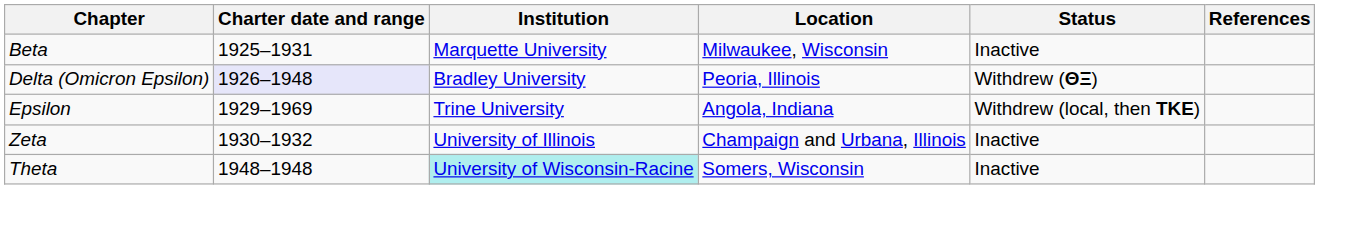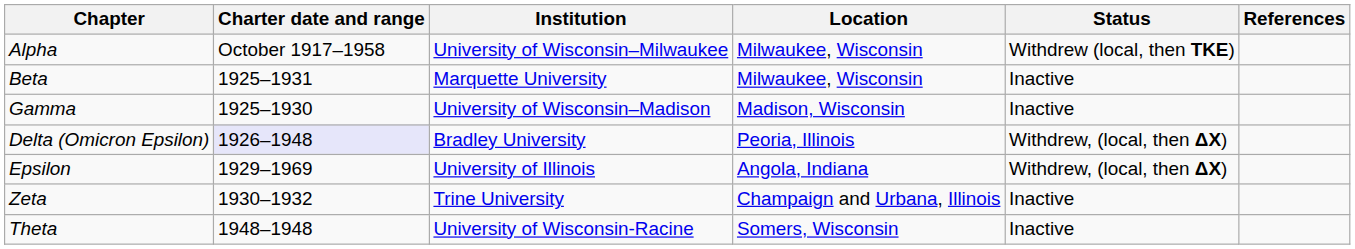+ row: (33, 49)
+ row: (43, 109)
(1036, 79) Withdrew (ΘΞ) -> (1118, 139) Withdrew, (local, then ΔΧ)
(499, 109) Trine University -> (514, 169) University of Illinois
(1087, 109) Withdrew (local, then ΤΚΕ) -> (1118, 169) Withdrew, (local, then ΔΧ)
(514, 139) University of Illinois -> (499, 199) Trine University
(564, 169) paleturquoise background -> (564, 229) no background
